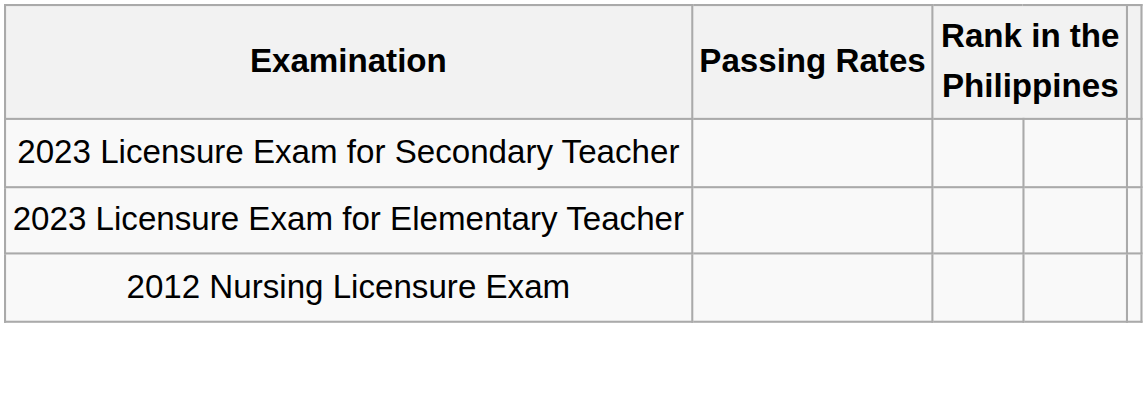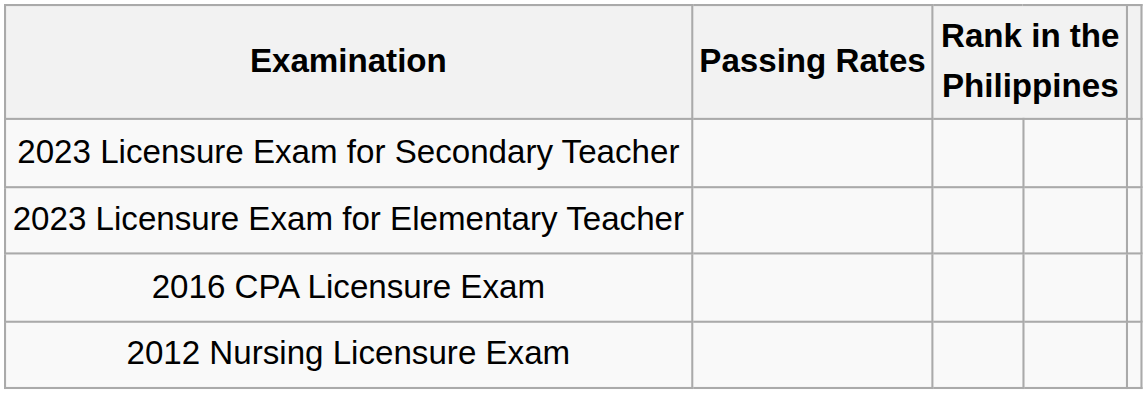+ row: (348, 286)
